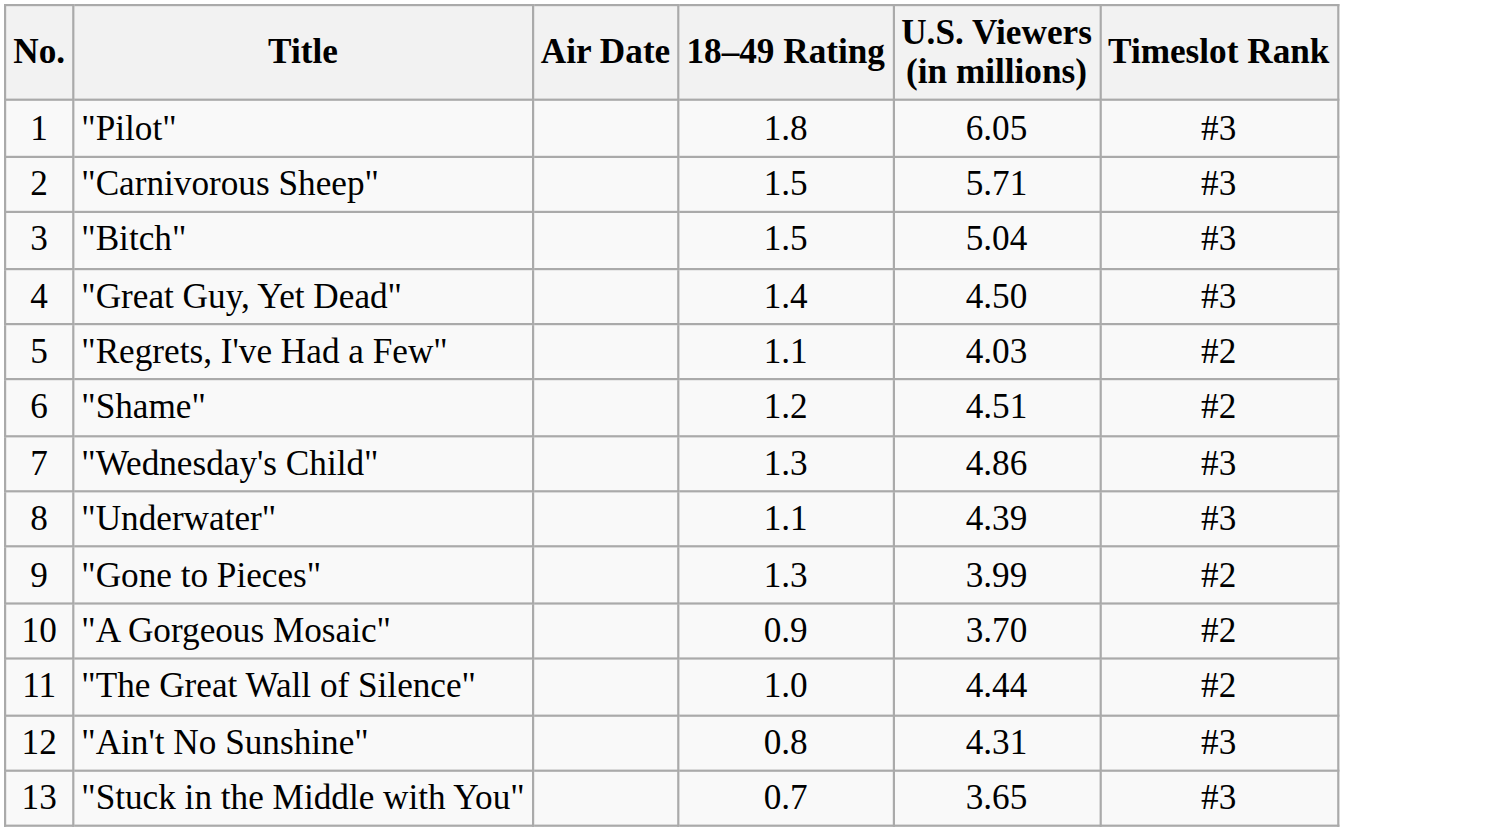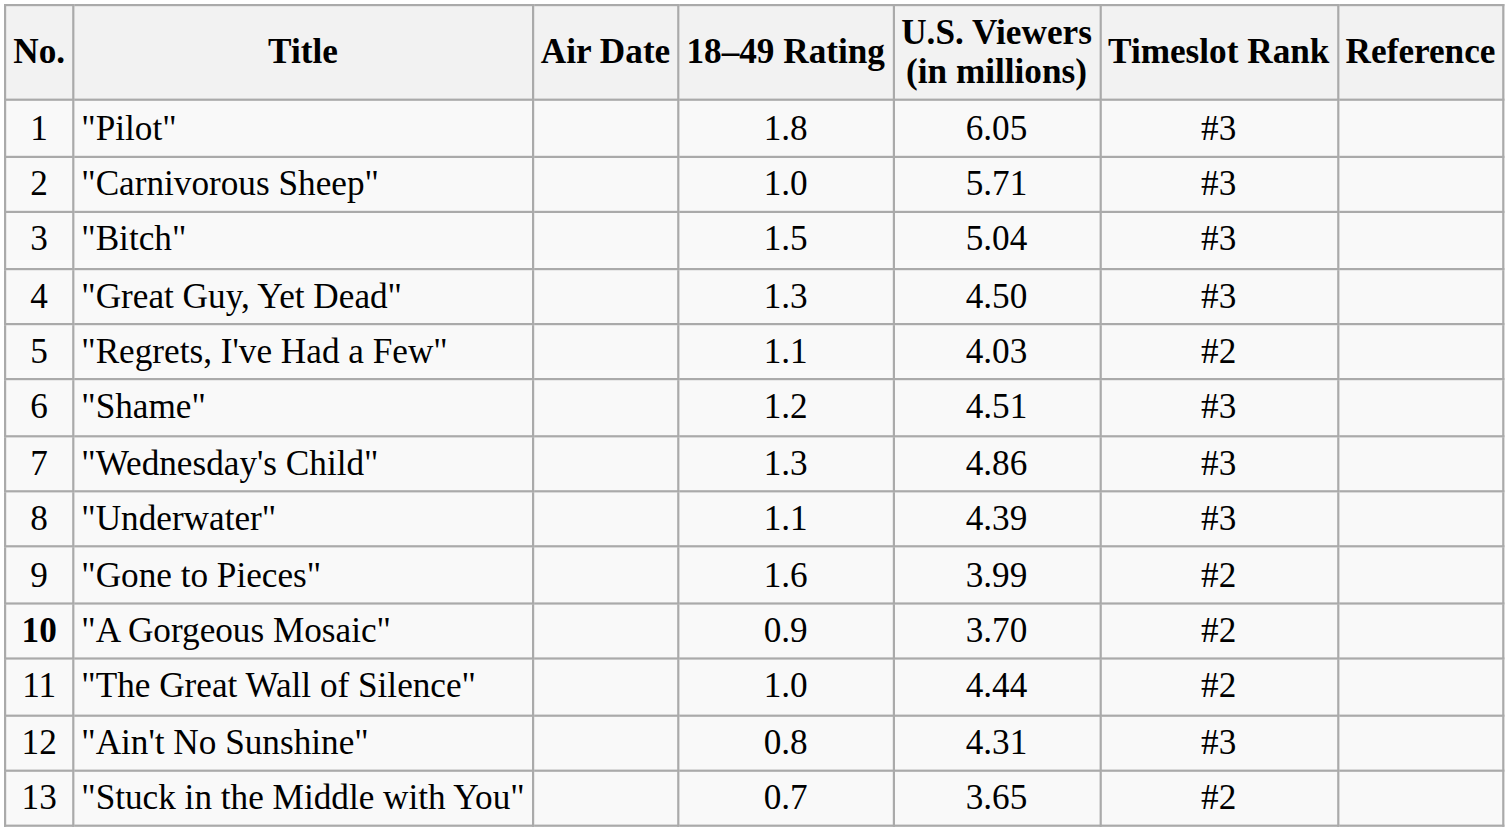+ column: (1421, 52)
(786, 183) 1.5 -> (786, 183) 1.0
(786, 295) 1.4 -> (786, 295) 1.3
(1219, 406) #2 -> (1219, 406) #3
(786, 574) 1.3 -> (786, 574) 1.6
(39, 630) normal -> (39, 630) bold
(1219, 797) #3 -> (1219, 797) #2
